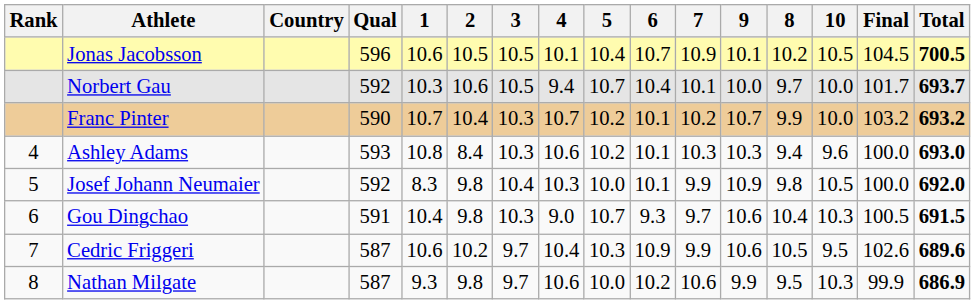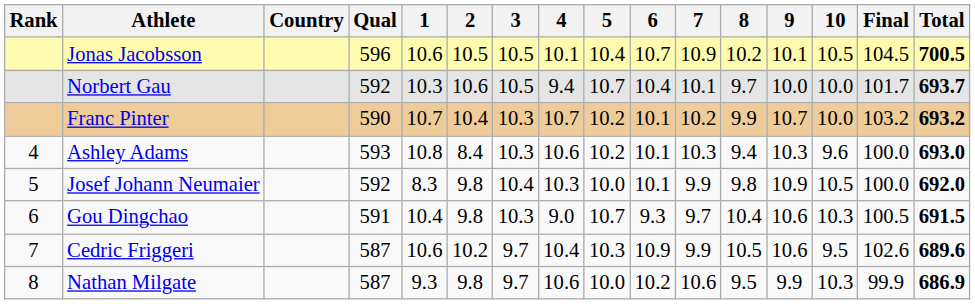columns swapped: (790, 20) <-> (744, 20)
